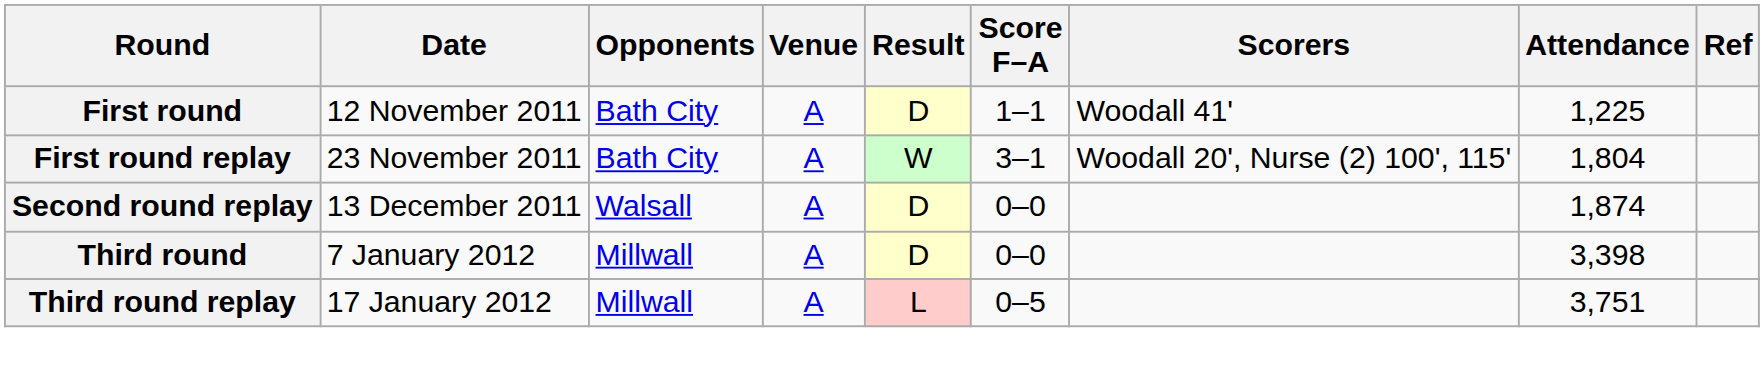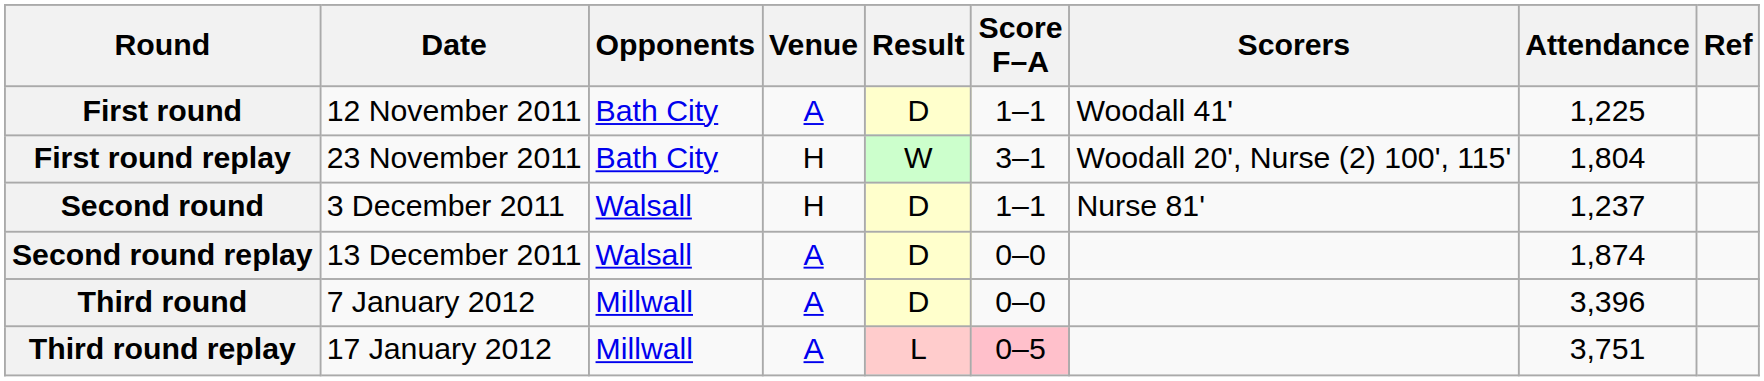(814, 158) A -> (814, 158) H
+ row: (162, 206)
(1607, 254) 3,398 -> (1607, 302) 3,396
(1020, 302) no background -> (1020, 350) pink background
